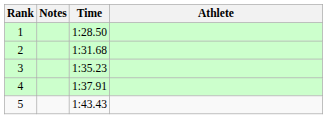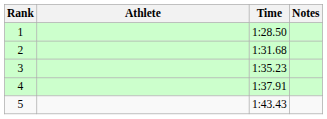columns swapped: (216, 13) <-> (53, 13)
